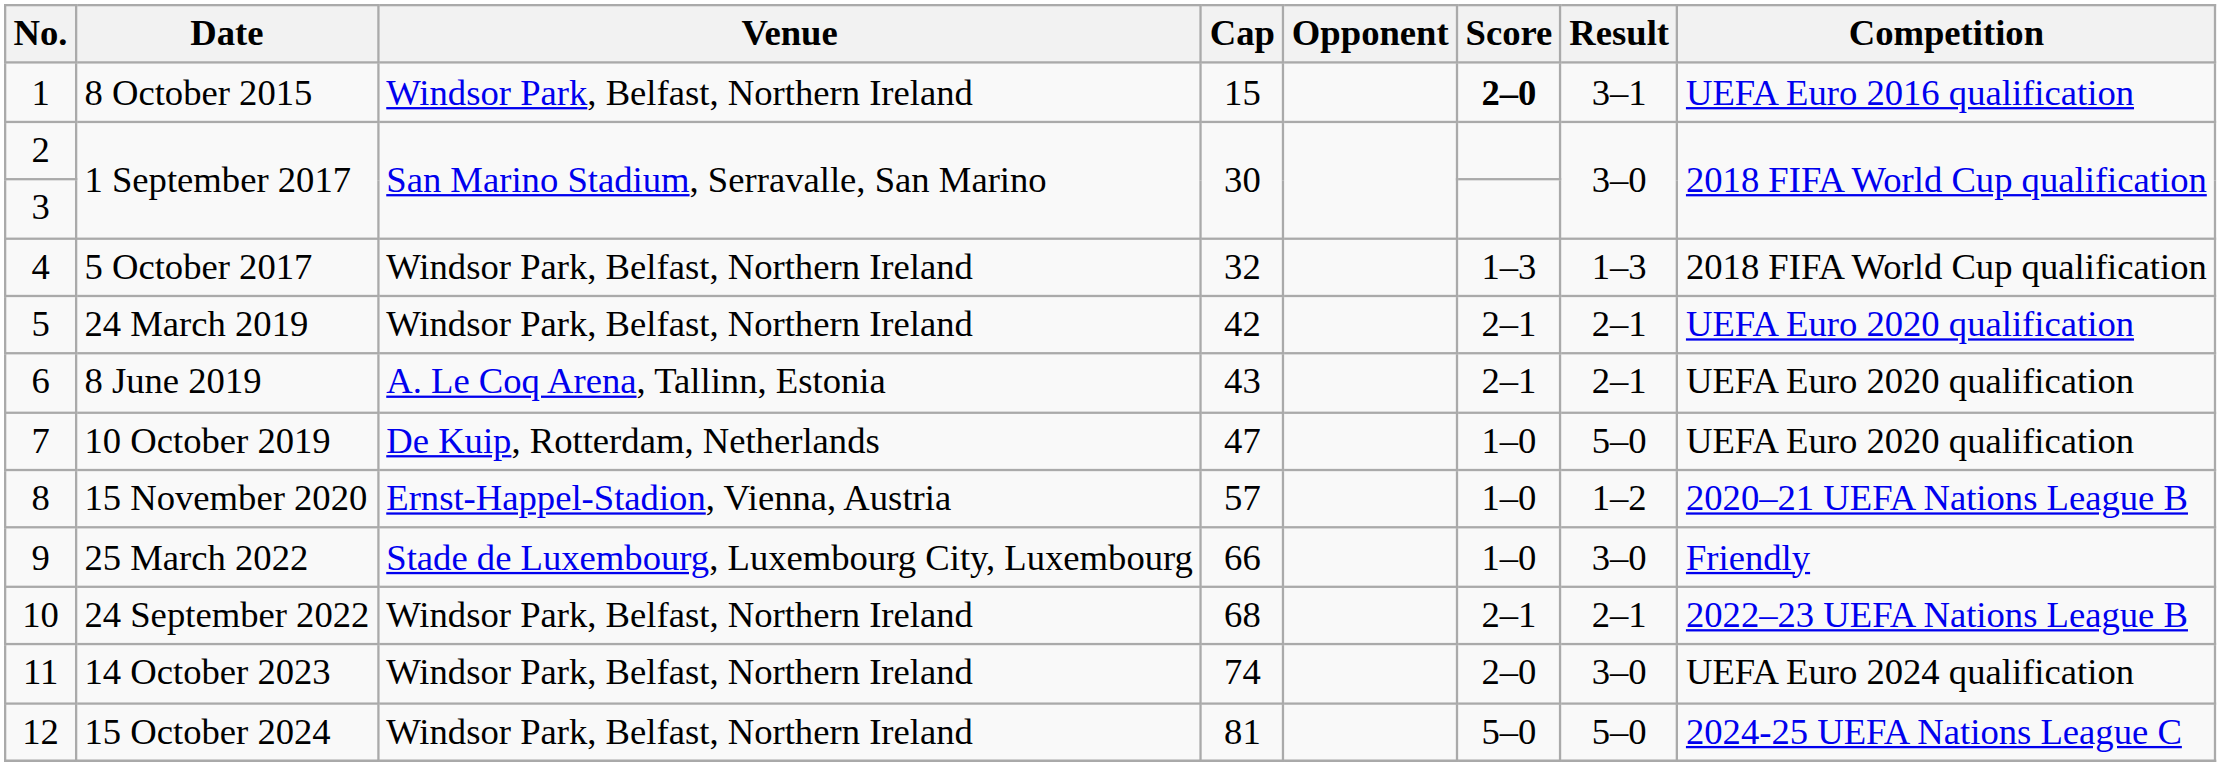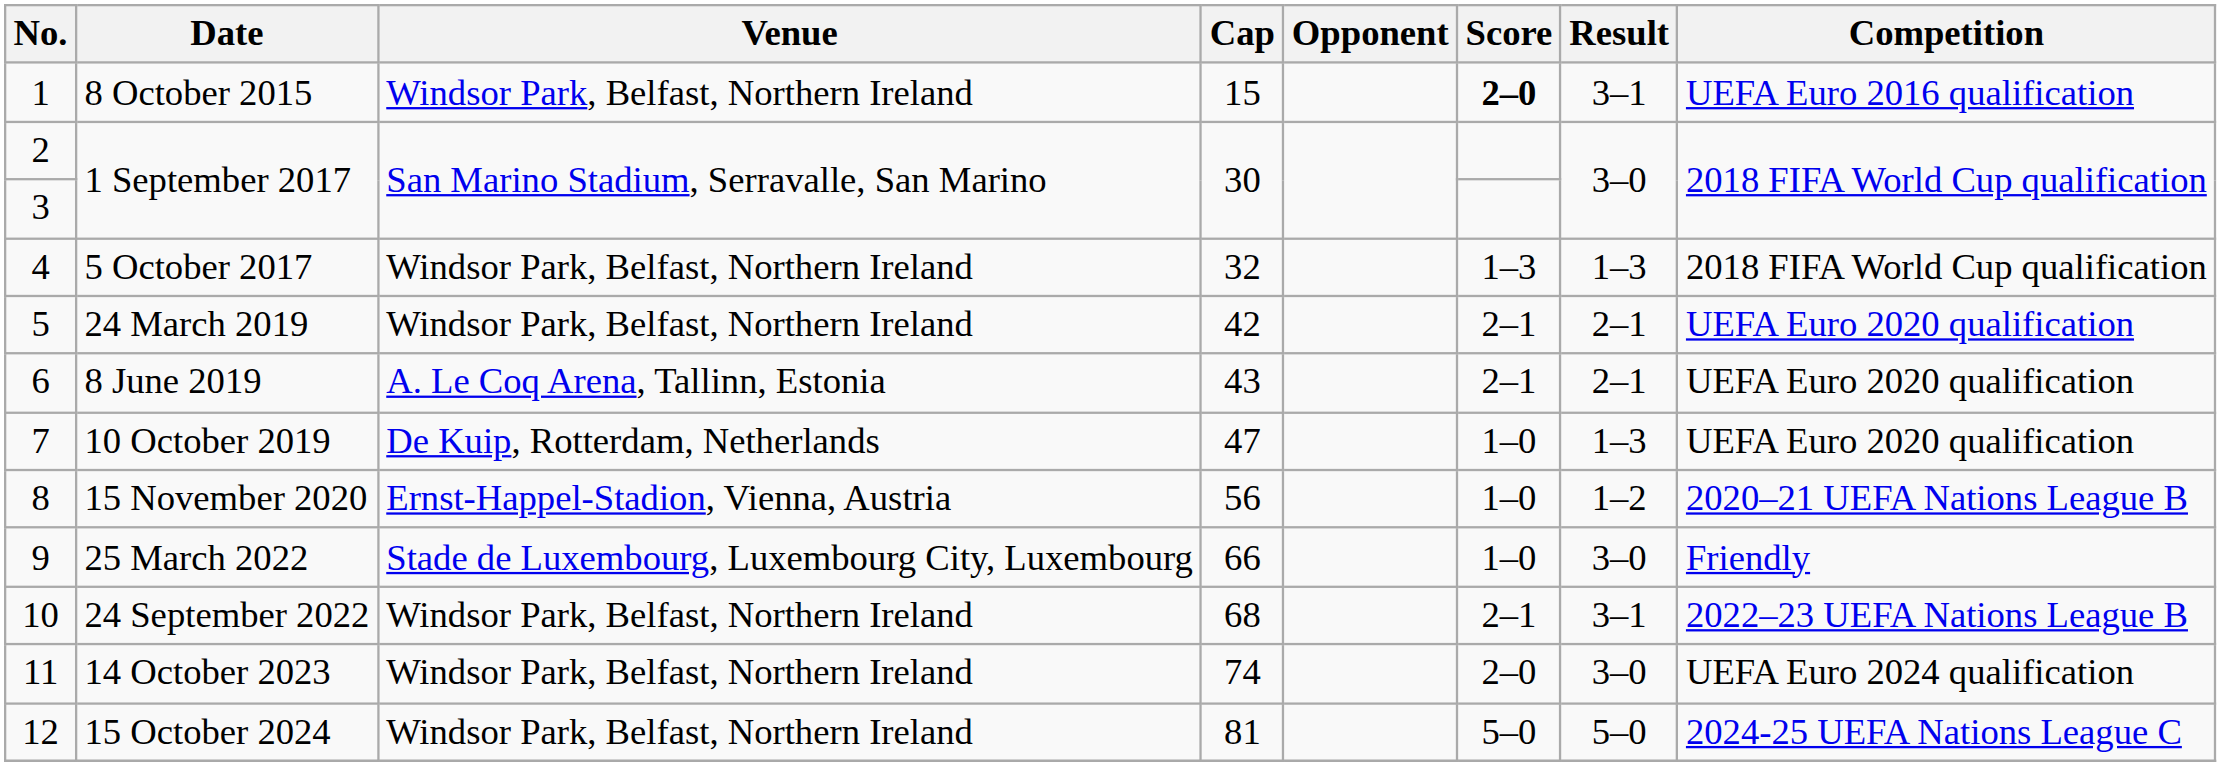(1619, 440) 5–0 -> (1619, 440) 1–3
(1242, 498) 57 -> (1242, 498) 56
(1619, 614) 2–1 -> (1619, 614) 3–1
